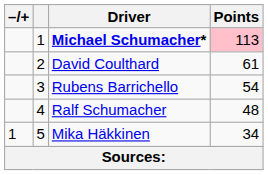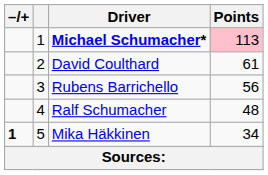(251, 87) 54 -> (251, 87) 56
(12, 134) normal -> (12, 134) bold
